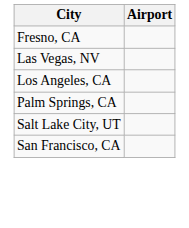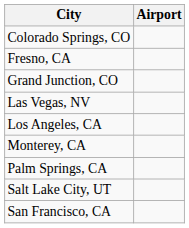+ row: (69, 37)
+ row: (63, 80)
+ row: (47, 146)
